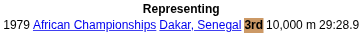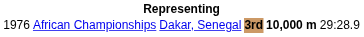(17, 25) 1979 -> (17, 25) 1976
(291, 25) normal -> (291, 25) bold
